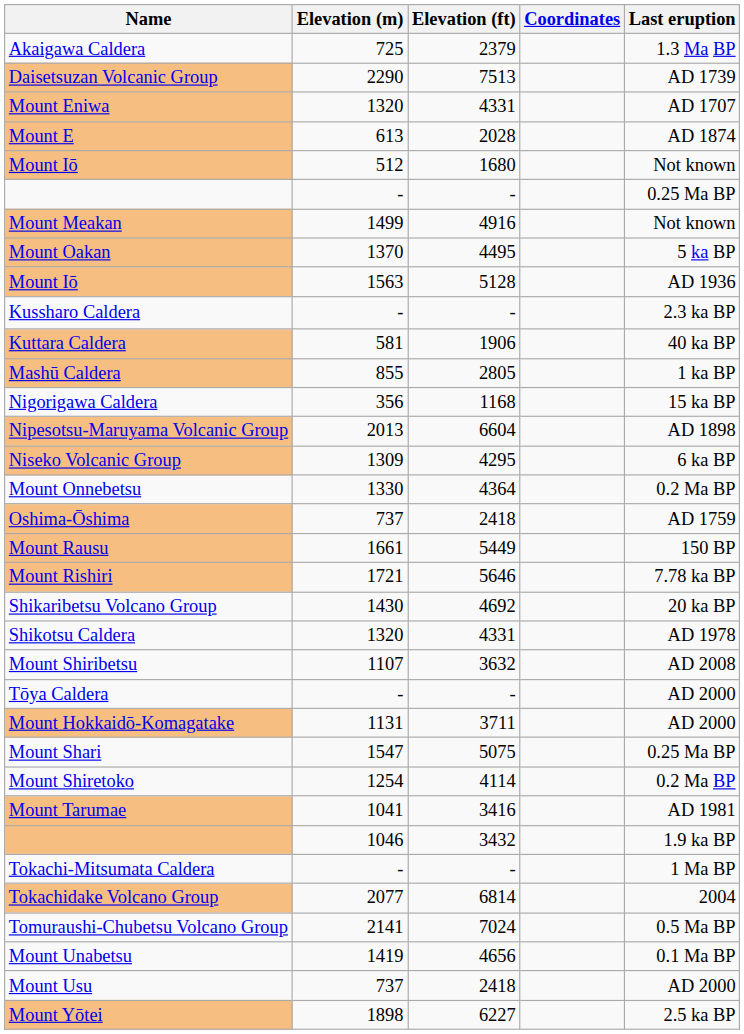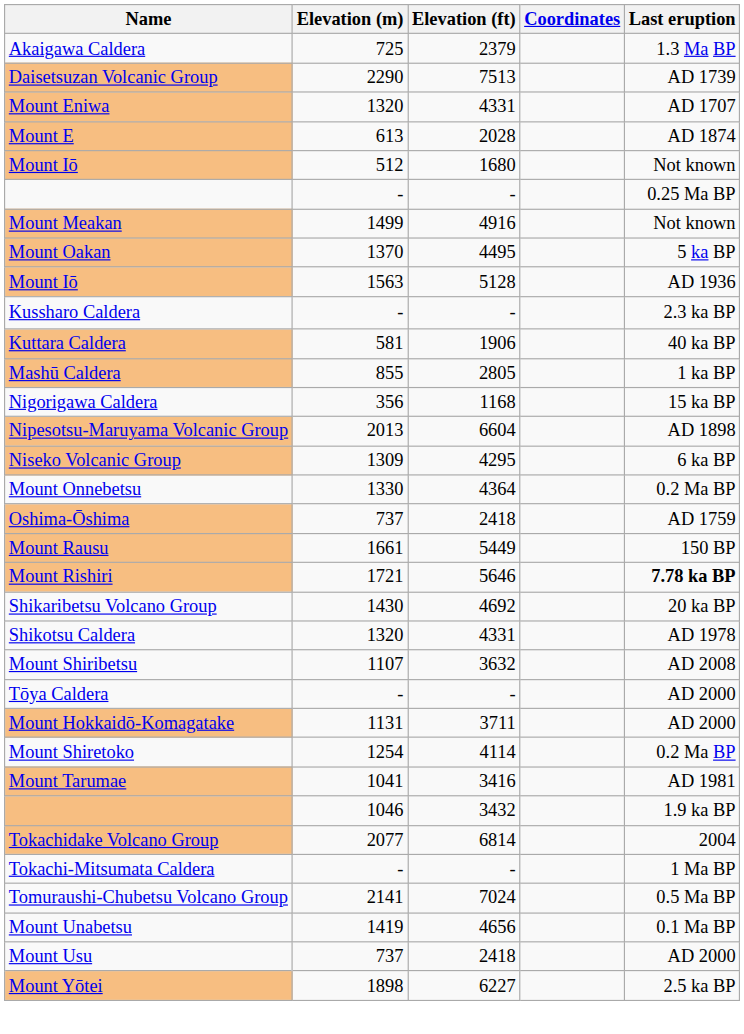(695, 576) normal -> (693, 576) bold
- row: (55, 752)
rows swapped: (114, 897) <-> (112, 868)
